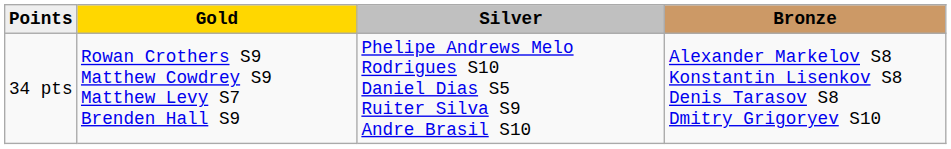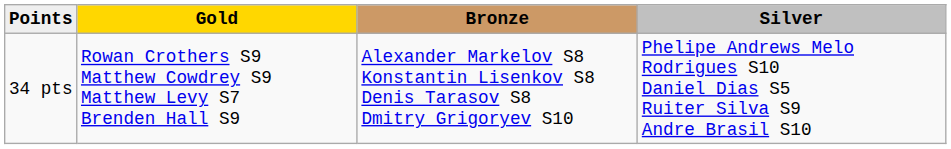columns swapped: (511, 19) <-> (805, 19)
